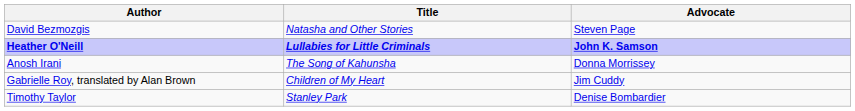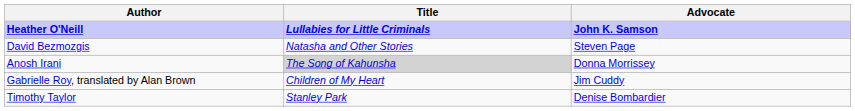rows swapped: (45, 47) <-> (48, 30)
(341, 64) no background -> (341, 64) lightgrey background
